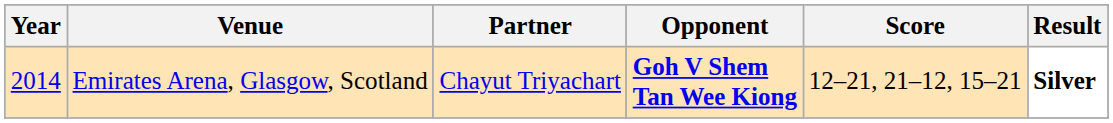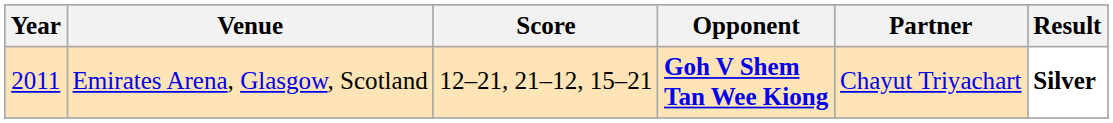columns swapped: (530, 25) <-> (915, 25)
(36, 81) 2014 -> (36, 81) 2011
